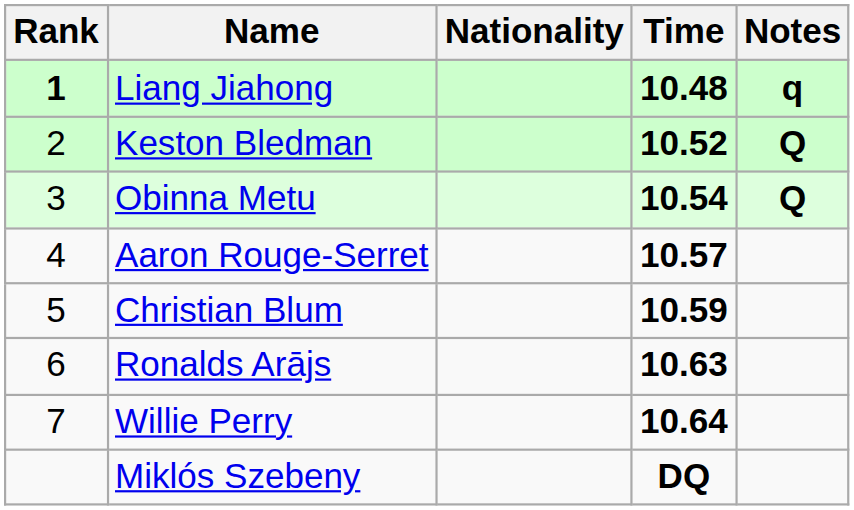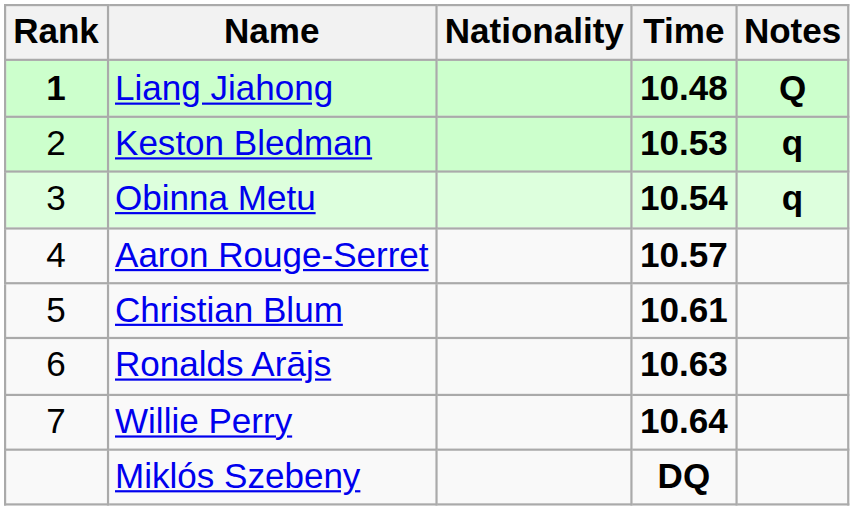(793, 87) q -> (793, 87) Q
(684, 143) 10.52 -> (684, 143) 10.53
(793, 143) Q -> (793, 143) q
(793, 198) Q -> (793, 198) q
(684, 310) 10.59 -> (684, 310) 10.61
